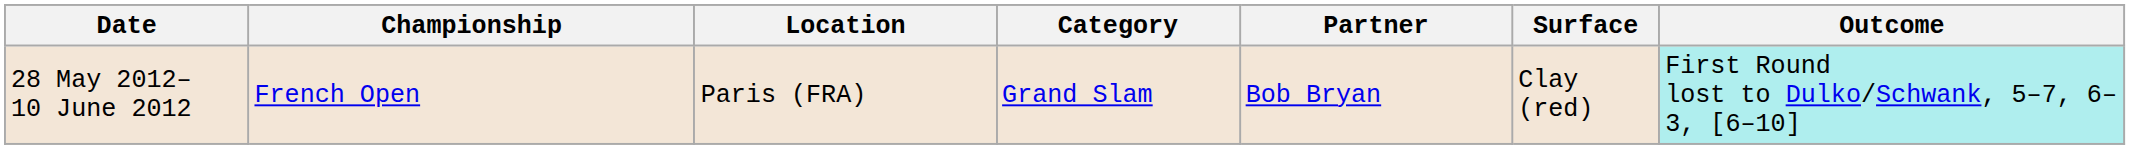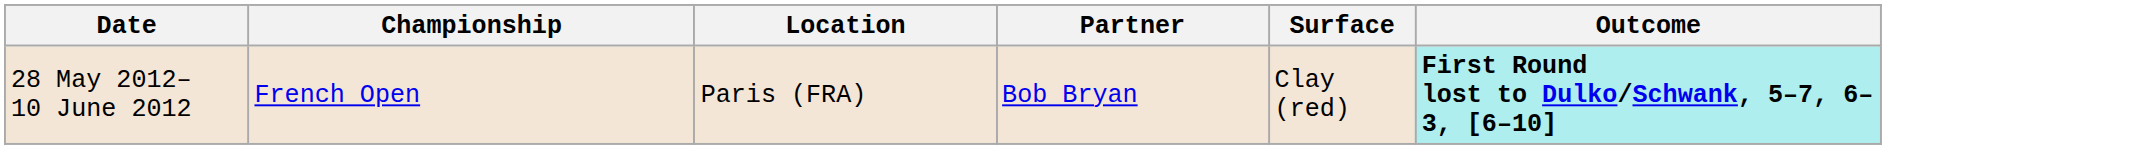- column: (1118, 25)
(1891, 95) normal -> (1648, 95) bold
